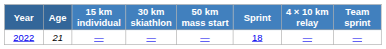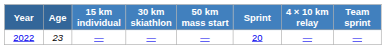(58, 37) 21 -> (58, 37) 23
(257, 37) 18 -> (257, 37) 20
